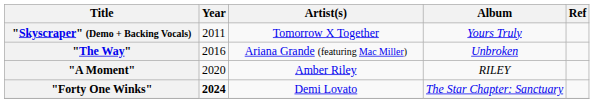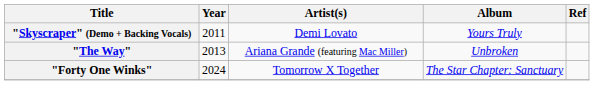(326, 32) Tomorrow X Together -> (326, 32) Demi Lovato
(214, 51) 2016 -> (214, 51) 2013
- row: (102, 70)
(214, 88) bold -> (214, 70) normal
(326, 88) Demi Lovato -> (326, 70) Tomorrow X Together
